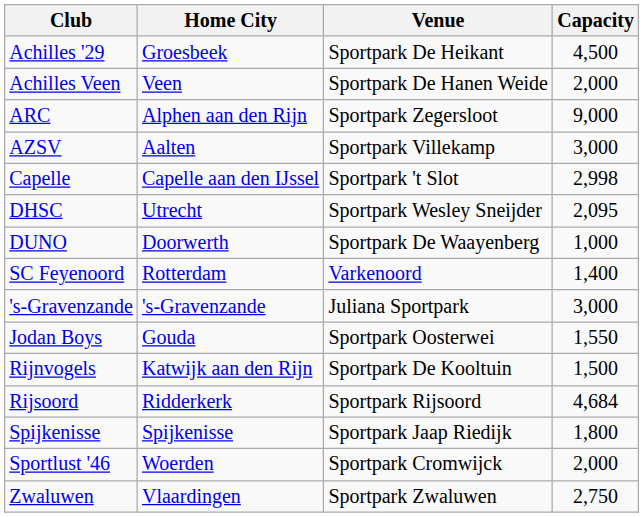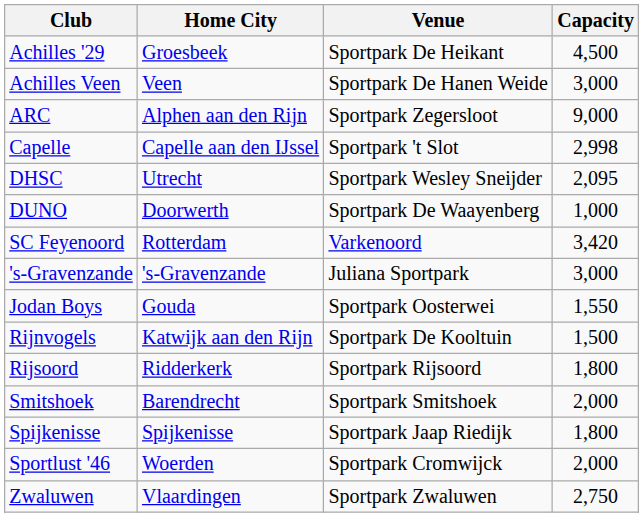(596, 83) 2,000 -> (596, 83) 3,000
- row: (35, 147)
(596, 274) 1,400 -> (596, 242) 3,420
(596, 400) 4,684 -> (596, 369) 1,800
+ row: (51, 400)
